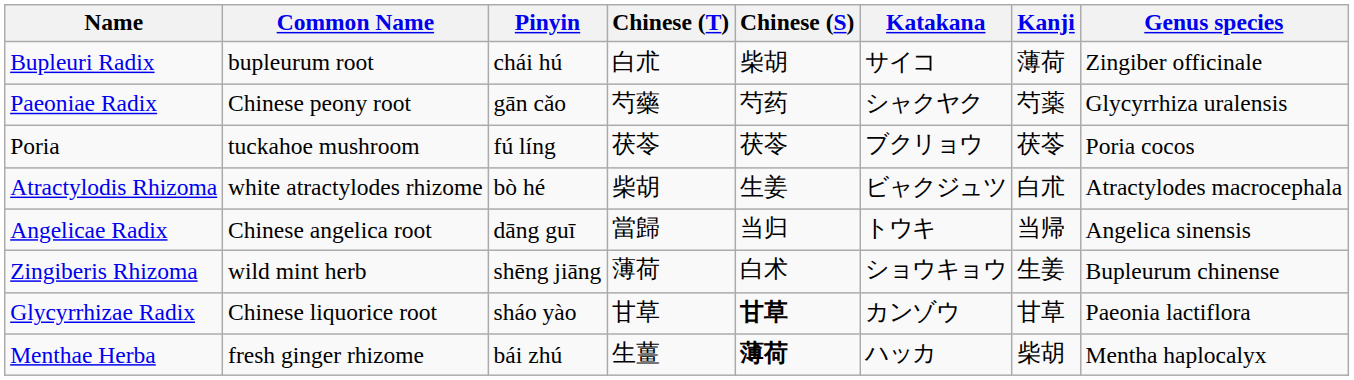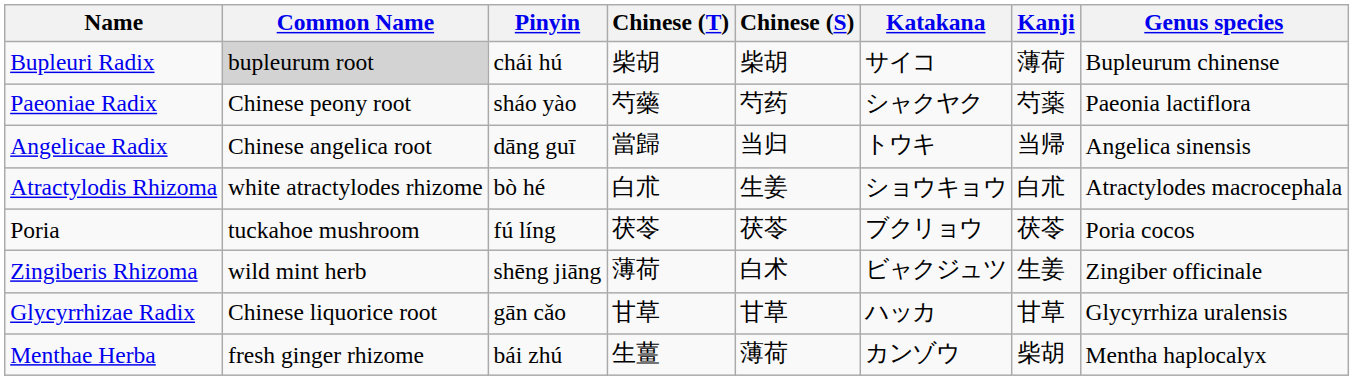(301, 62) no background -> (301, 62) lightgrey background
(636, 61) 白朮 -> (636, 61) 柴胡
(1174, 62) Zingiber officinale -> (1183, 62) Bupleurum chinense
(530, 104) gān cǎo -> (535, 104) sháo yào
(1186, 104) Glycyrrhiza uralensis -> (1168, 104) Paeonia lactiflora
rows swapped: (89, 229) <-> (35, 146)
(636, 187) 柴胡 -> (636, 187) 白朮
(936, 187) ビャクジュツ -> (936, 187) ショウキョウ
(936, 270) ショウキョウ -> (936, 270) ビャクジュツ
(1183, 271) Bupleurum chinense -> (1174, 271) Zingiber officinale
(535, 312) sháo yào -> (530, 312) gān cǎo
(764, 312) bold -> (764, 312) normal
(912, 312) カンゾウ -> (901, 312) ハッカ
(1168, 312) Paeonia lactiflora -> (1186, 312) Glycyrrhiza uralensis
(764, 353) bold -> (764, 353) normal
(901, 353) ハッカ -> (912, 353) カンゾウ
